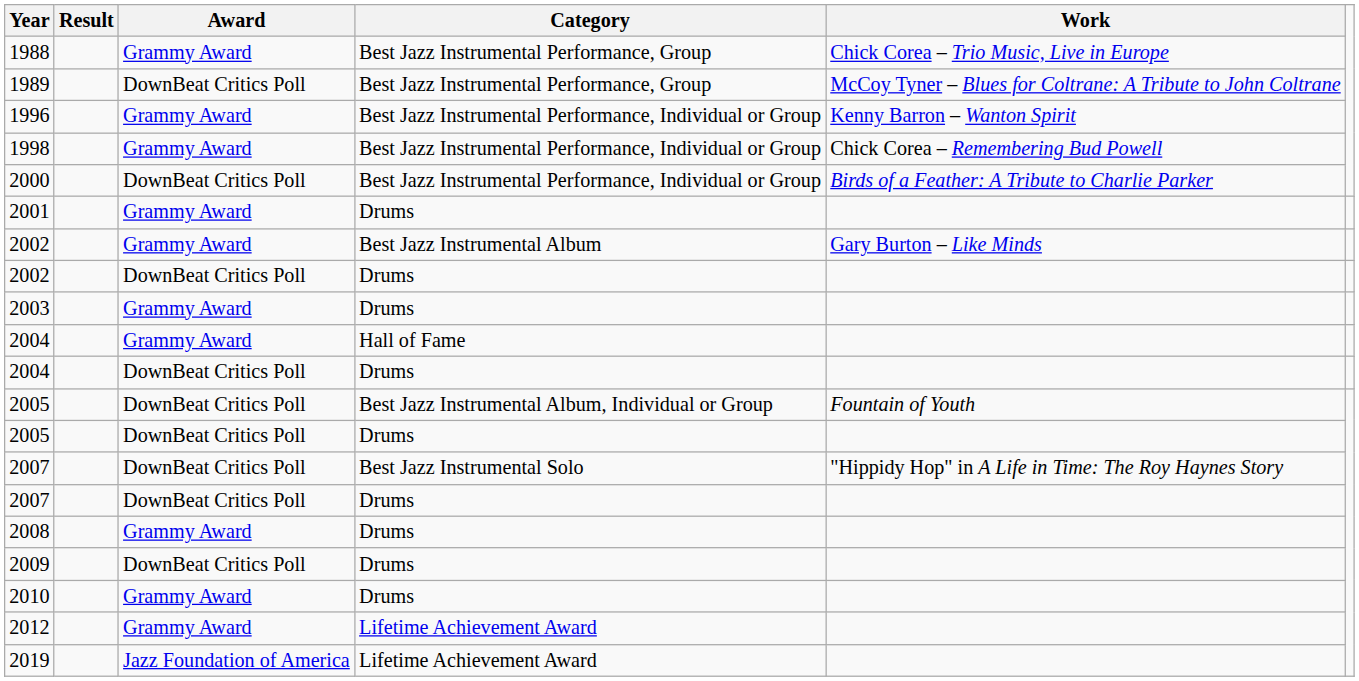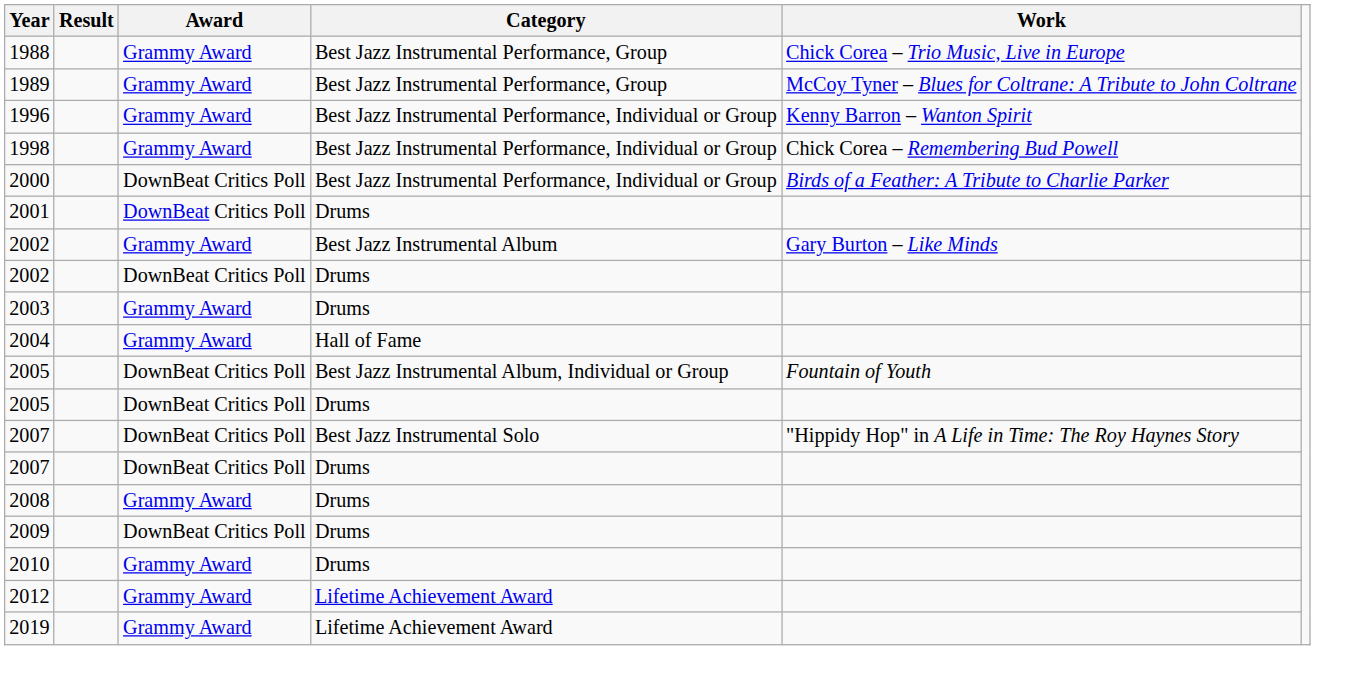(214, 84) DownBeat Critics Poll -> (187, 84) Grammy Award
(187, 212) Grammy Award -> (214, 212) DownBeat Critics Poll
- row: (29, 372)
(236, 659) Jazz Foundation of America -> (187, 627) Grammy Award
